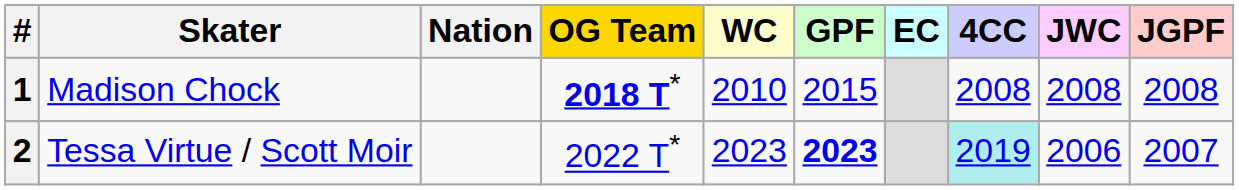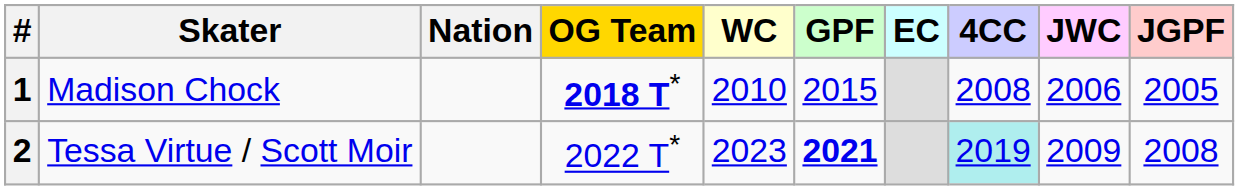(1084, 89) 2008 -> (1084, 89) 2006
(1181, 89) 2008 -> (1181, 89) 2005
(840, 152) 2023 -> (840, 152) 2021
(1084, 152) 2006 -> (1084, 152) 2009
(1181, 152) 2007 -> (1181, 152) 2008
